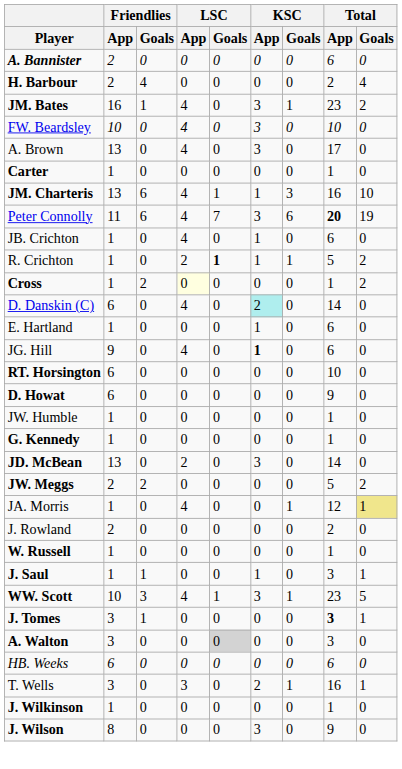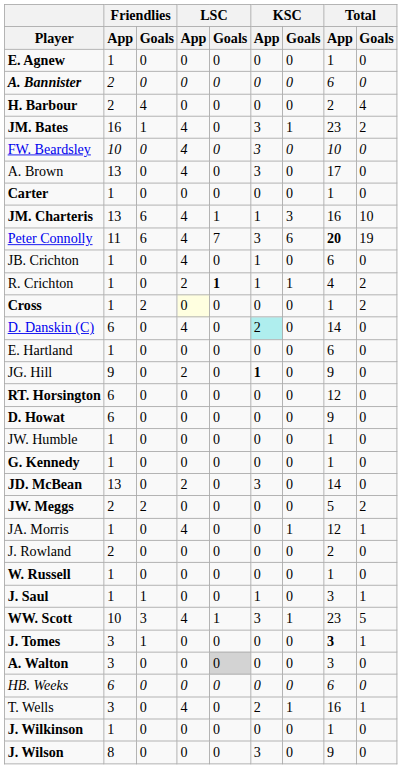+ row: (36, 60)
(331, 261) 5 -> (331, 283) 4
(257, 328) 1 -> (257, 350) 0
(184, 350) 4 -> (184, 372) 2
(331, 350) 6 -> (331, 372) 9
(334, 372) 10 -> (334, 395) 12
(363, 506) khaki background -> (363, 529) no background
(184, 685) 3 -> (184, 707) 4
